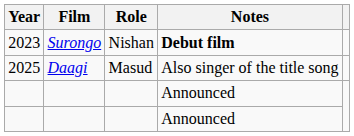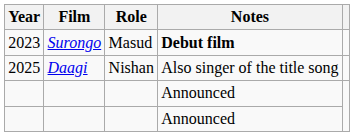(131, 42) Nishan -> (130, 42) Masud
(130, 67) Masud -> (131, 67) Nishan
